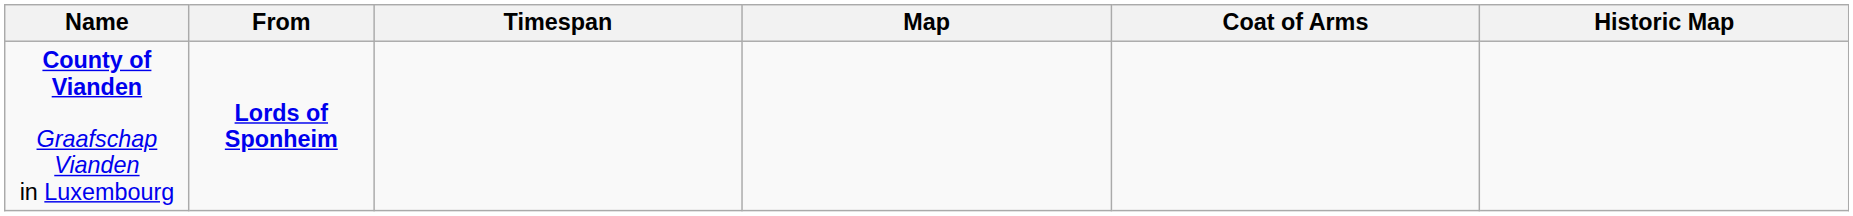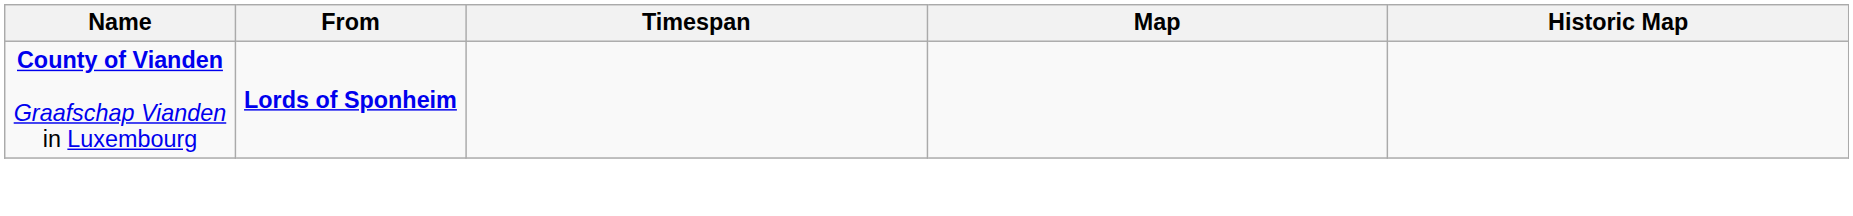- column: (1295, 23)
